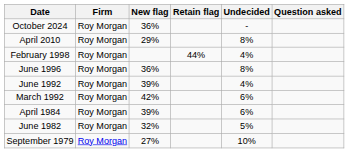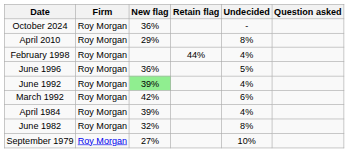(247, 69) 8% -> (247, 69) 5%
(150, 84) no background -> (150, 84) lightgreen background
(247, 112) 6% -> (247, 112) 4%
(247, 127) 5% -> (247, 127) 8%
